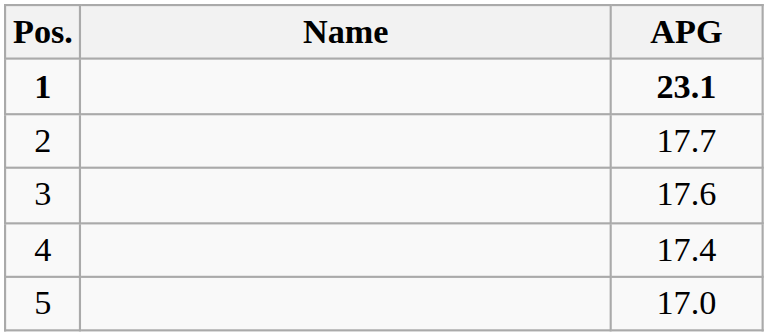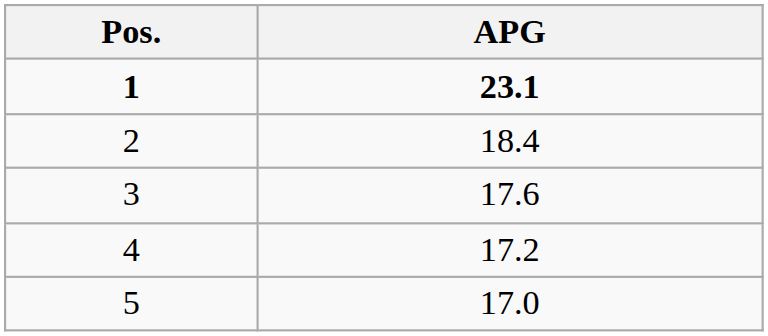- column: (346, 31)
(686, 140) 17.7 -> (510, 140) 18.4
(686, 248) 17.4 -> (510, 248) 17.2
